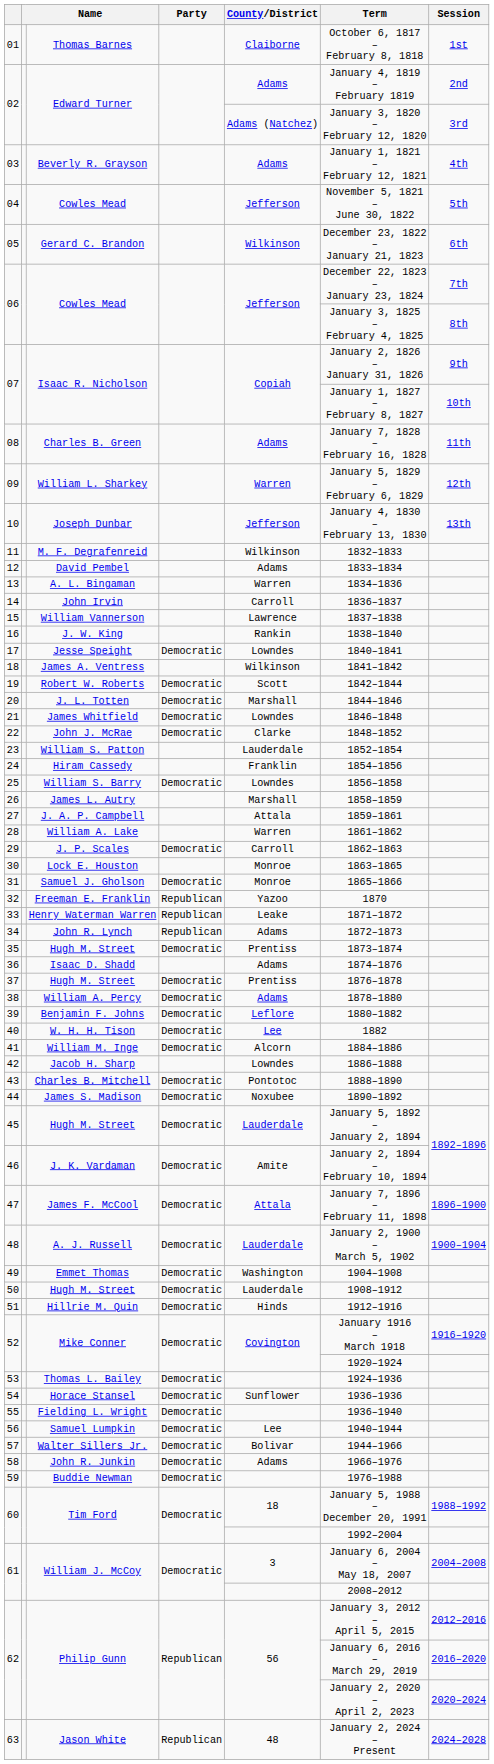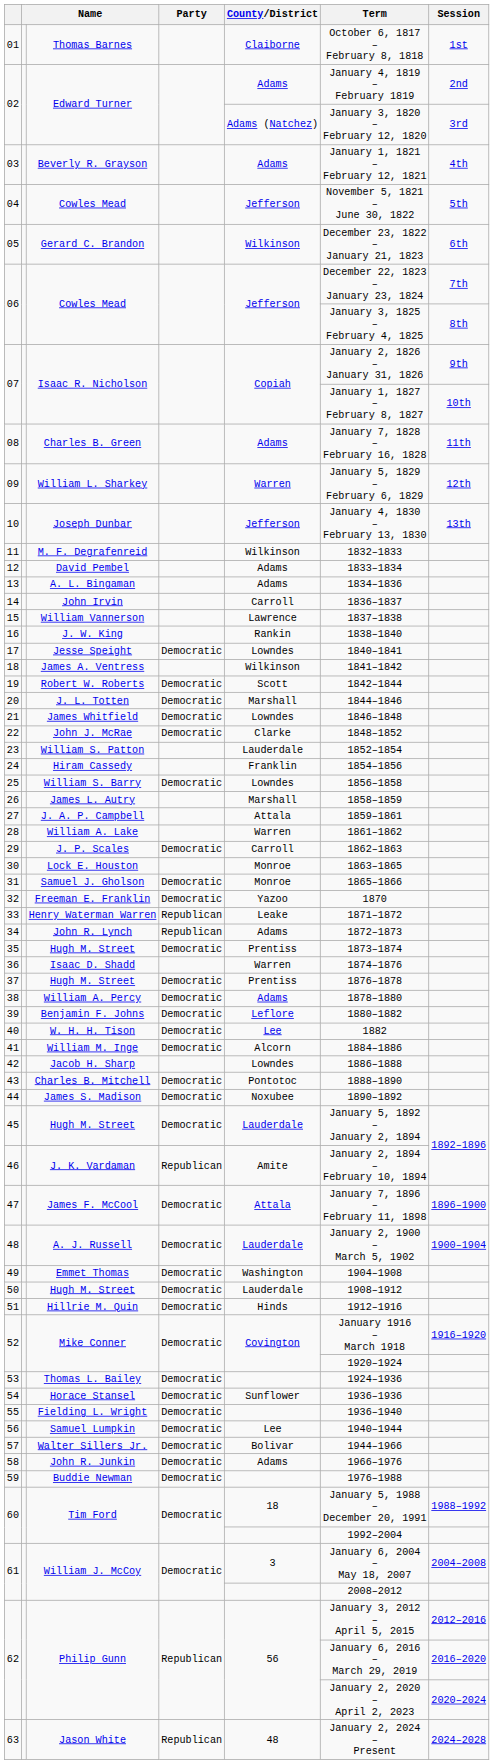(273, 585) Warren -> (273, 585) Adams
(192, 899) Republican -> (192, 899) Democratic
(273, 965) Adams -> (273, 965) Warren
(192, 1165) Democratic -> (192, 1165) Republican
